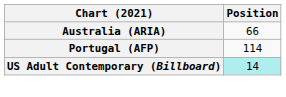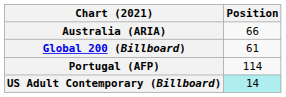+ row: (114, 48)
